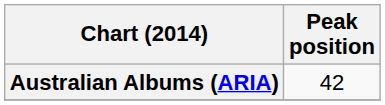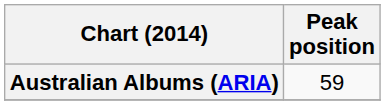(332, 81) 42 -> (332, 81) 59
